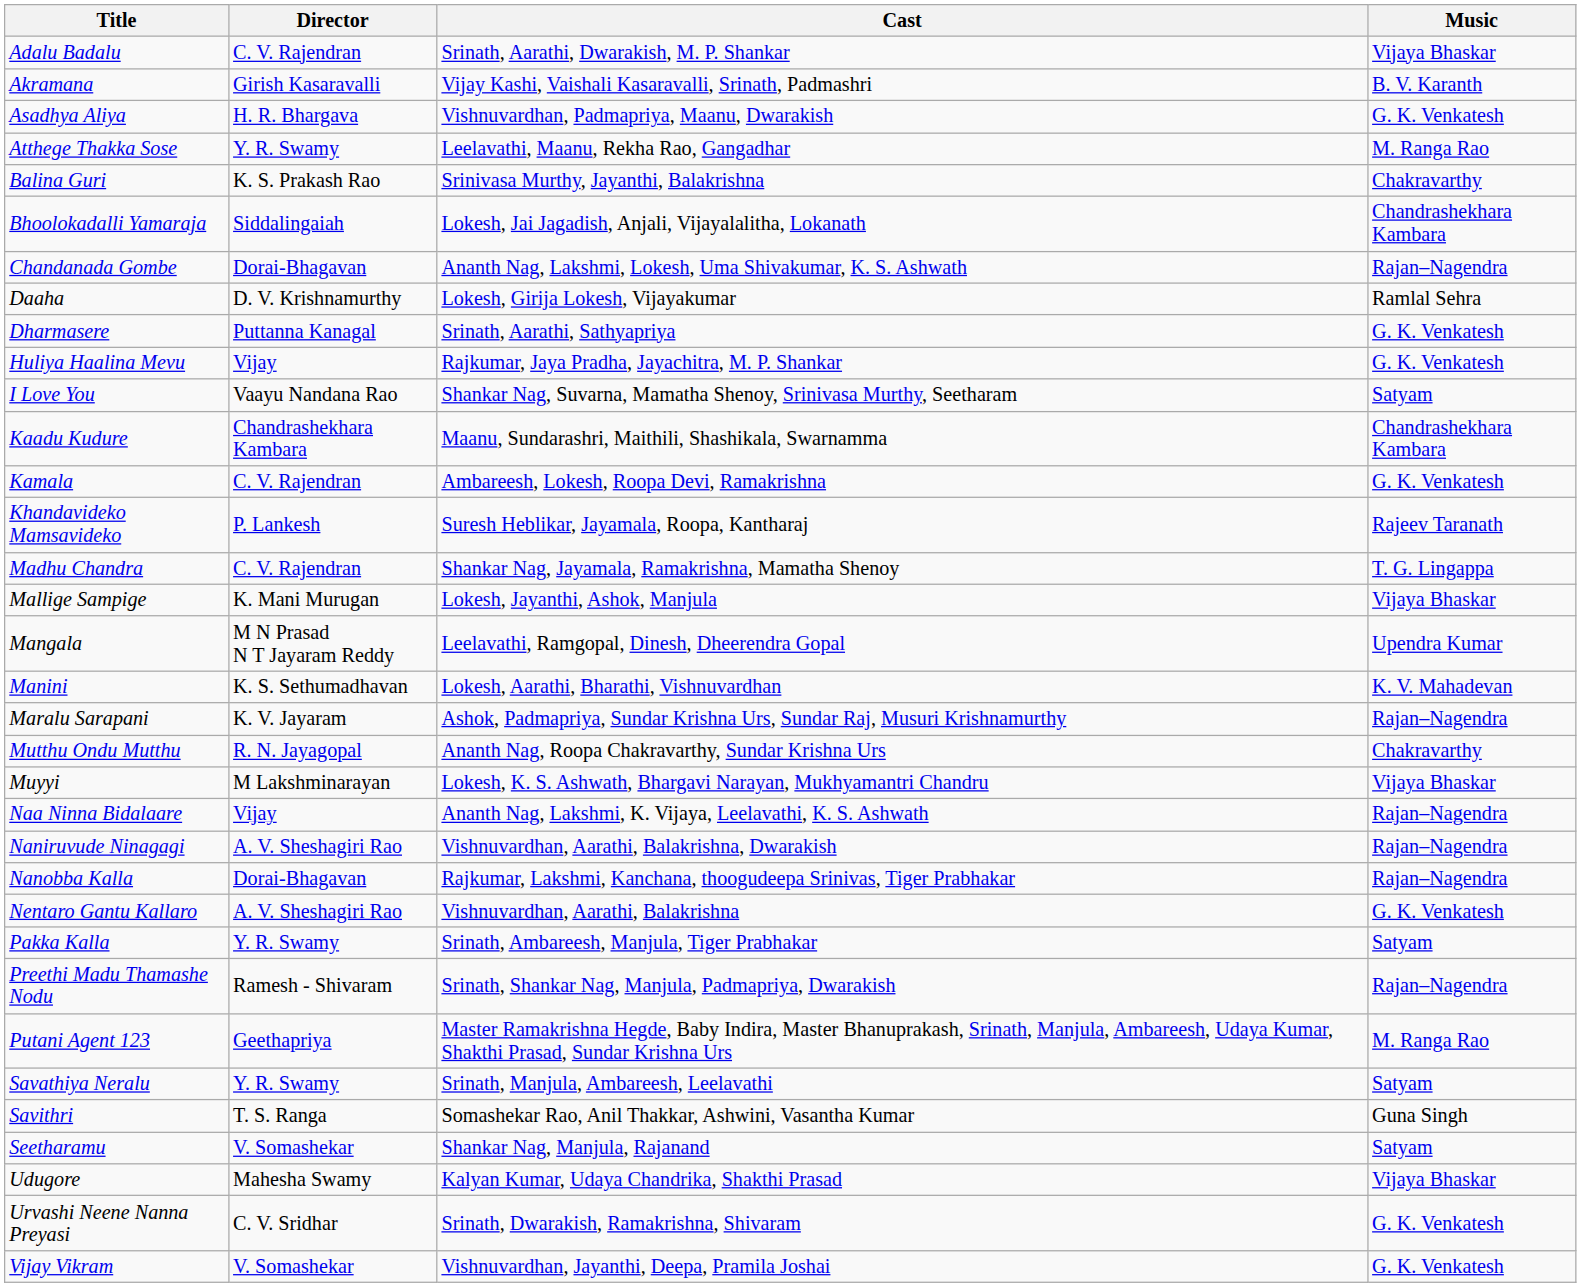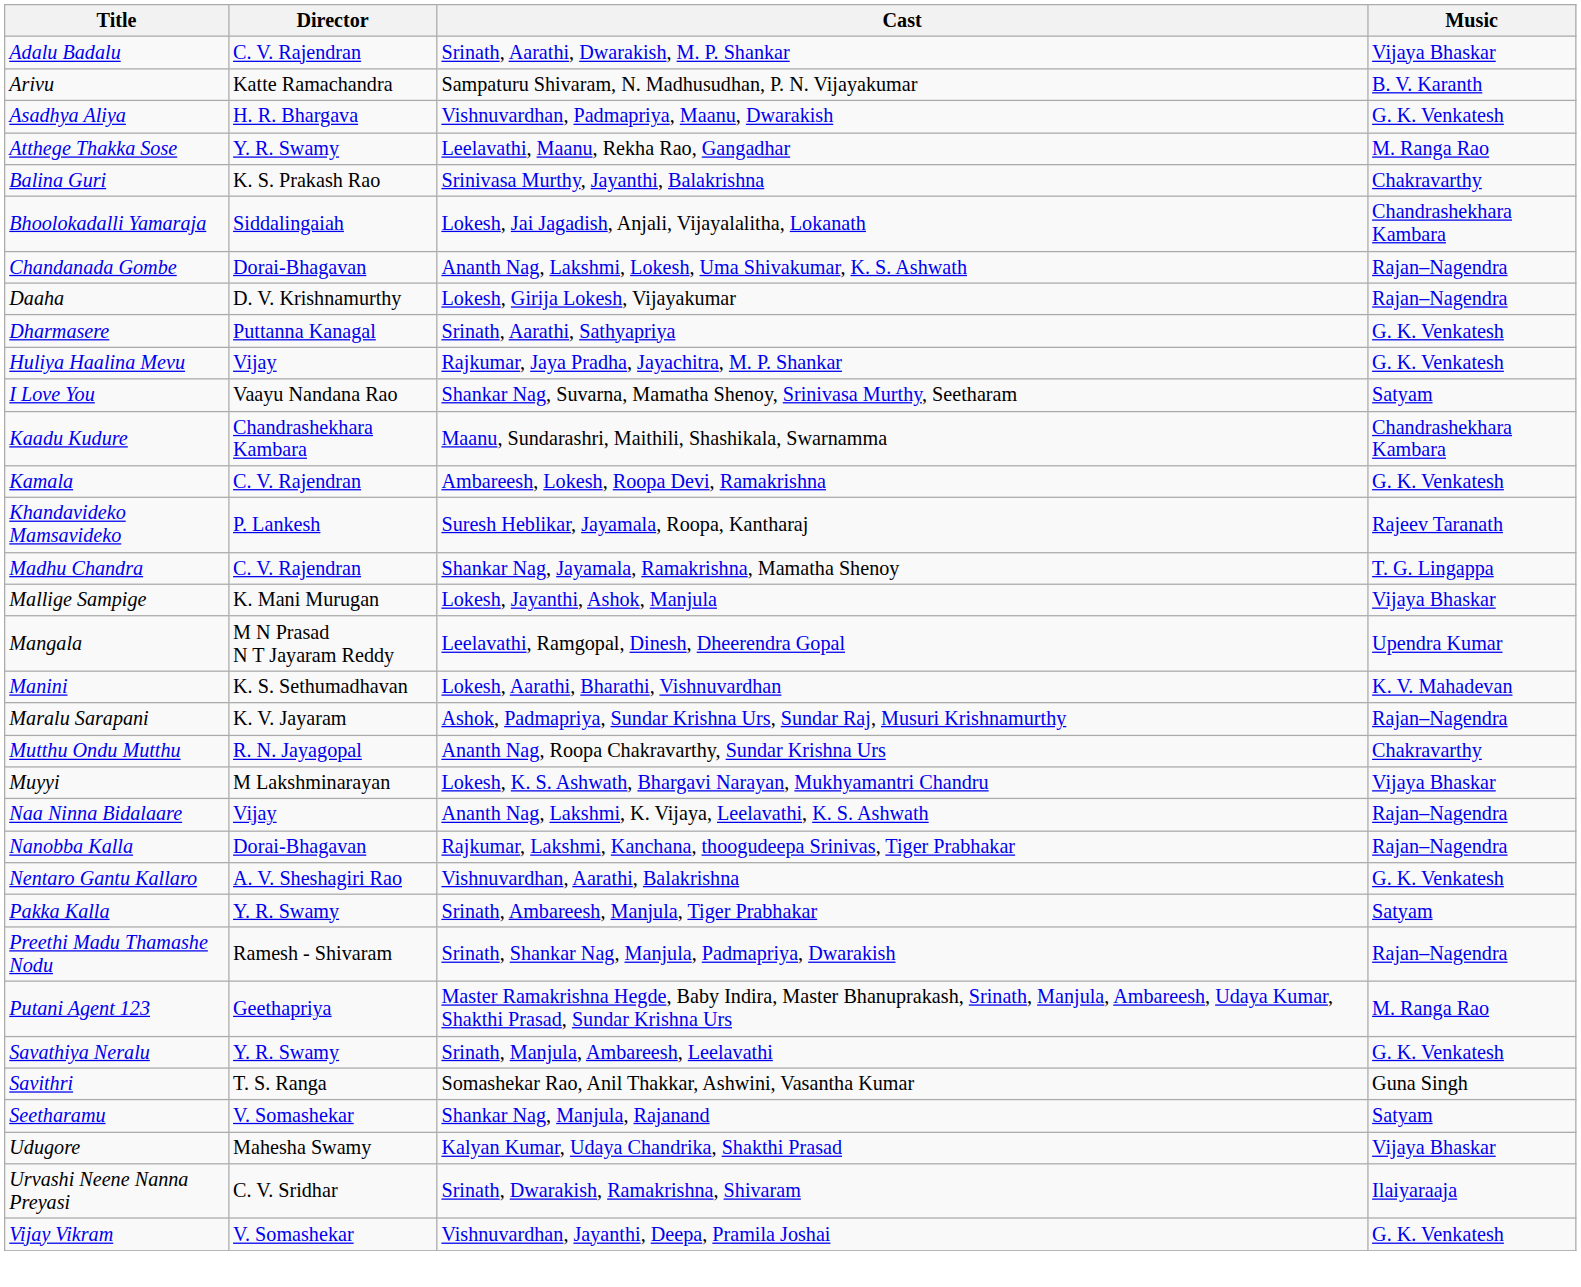- row: (51, 84)
+ row: (32, 84)
(1427, 298) Ramlal Sehra -> (1440, 298) Rajan–Nagendra
- row: (97, 846)
(1402, 1083) Satyam -> (1438, 1051) G. K. Venkatesh
(1438, 1222) G. K. Venkatesh -> (1415, 1191) Ilaiyaraaja
